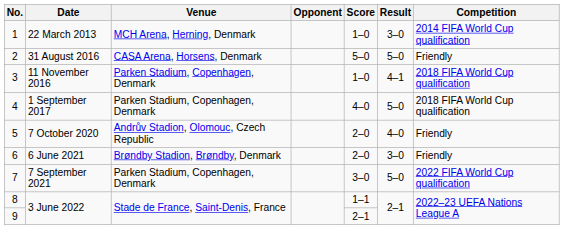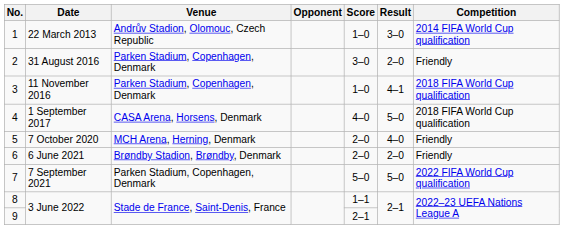(185, 34) MCH Arena, Herning, Denmark -> (189, 34) Andrův Stadion, Olomouc, Czech Republic
(188, 56) CASA Arena, Horsens, Denmark -> (184, 62) Parken Stadium, Copenhagen, Denmark
(361, 56) 5–0 -> (361, 62) 3–0
(395, 56) 5–0 -> (395, 62) 2–0
(184, 106) Parken Stadium, Copenhagen, Denmark -> (188, 117) CASA Arena, Horsens, Denmark
(189, 134) Andrův Stadion, Olomouc, Czech Republic -> (185, 139) MCH Arena, Herning, Denmark
(395, 156) 3–0 -> (395, 156) 2–0
(361, 178) 3–0 -> (361, 178) 5–0
